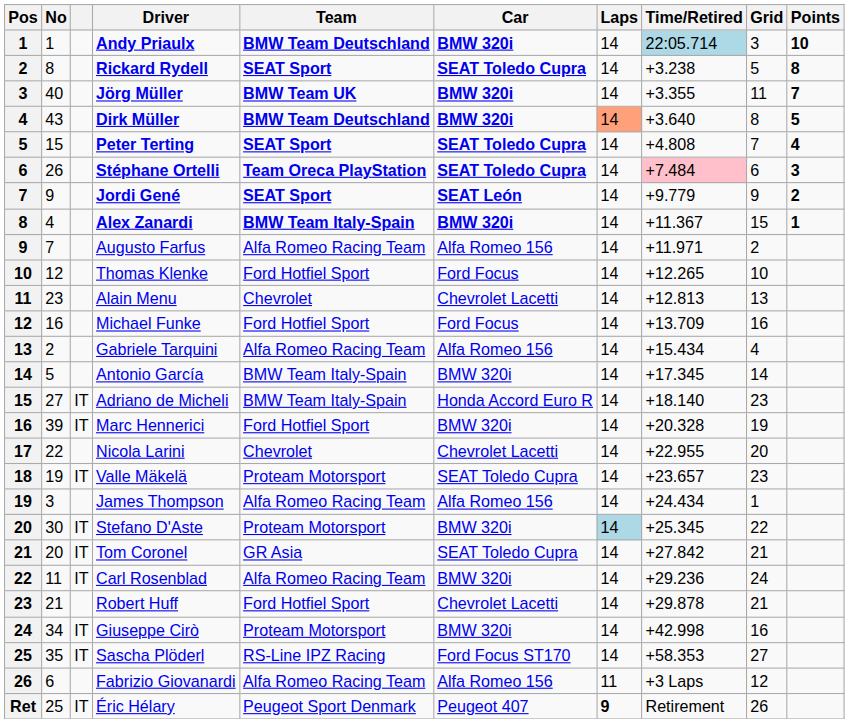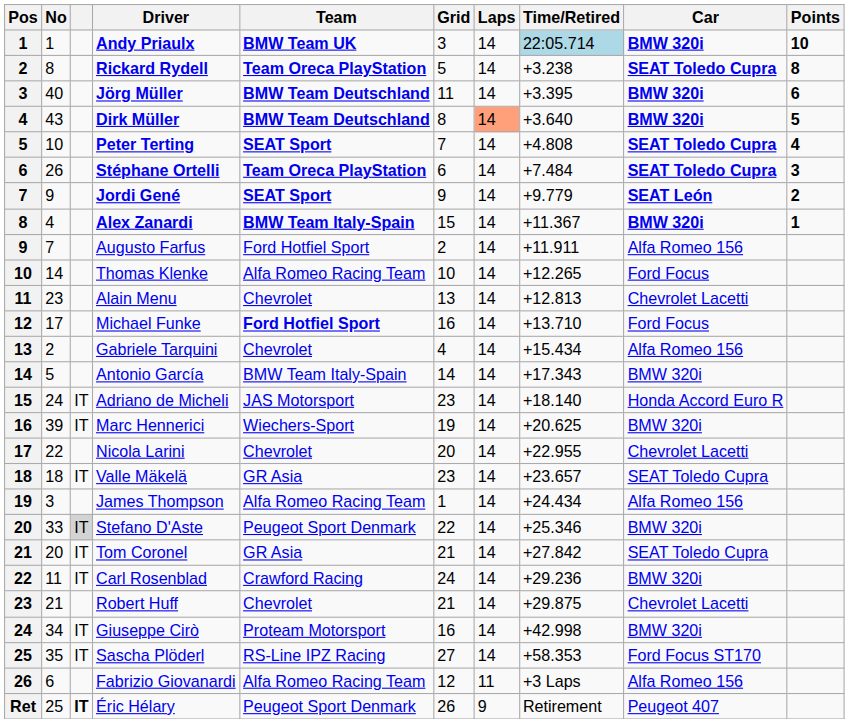columns swapped: (515, 17) <-> (767, 17)
(336, 43) BMW Team Deutschland -> (300, 43) BMW Team UK
(287, 68) SEAT Sport -> (335, 68) Team Oreca PlayStation
(300, 94) BMW Team UK -> (336, 94) BMW Team Deutschland
(670, 94) +3.355 -> (548, 94) +3.395
(795, 94) 7 -> (795, 94) 6
(54, 145) 15 -> (54, 145) 10
(670, 171) pink background -> (548, 171) no background
(334, 247) Alfa Romeo Racing Team -> (306, 247) Ford Hotfiel Sport
(674, 247) +11.971 -> (551, 247) +11.911
(54, 273) 12 -> (54, 273) 14
(306, 273) Ford Hotfiel Sport -> (334, 273) Alfa Romeo Racing Team
(54, 324) 16 -> (54, 324) 17
(306, 324) normal -> (312, 324) bold
(675, 324) +13.709 -> (552, 324) +13.710
(334, 349) Alfa Romeo Racing Team -> (278, 349) Chevrolet
(675, 375) +17.345 -> (552, 375) +17.343
(54, 400) 27 -> (54, 400) 24
(325, 400) BMW Team Italy-Spain -> (299, 400) JAS Motorsport
(306, 426) Ford Hotfiel Sport -> (299, 426) Wiechers-Sport
(675, 426) +20.328 -> (552, 426) +20.625
(54, 477) 19 -> (54, 477) 18
(314, 477) Proteam Motorsport -> (273, 477) GR Asia
(54, 528) 30 -> (54, 528) 33
(81, 528) no background -> (81, 528) lightgrey background
(314, 528) Proteam Motorsport -> (329, 528) Peugeot Sport Denmark
(609, 528) lightblue background -> (487, 528) no background
(675, 528) +25.345 -> (552, 528) +25.346
(334, 579) Alfa Romeo Racing Team -> (303, 579) Crawford Racing
(306, 604) Ford Hotfiel Sport -> (278, 604) Chevrolet
(675, 604) +29.878 -> (552, 604) +29.875
(81, 706) normal -> (81, 706) bold
(605, 706) bold -> (482, 706) normal
